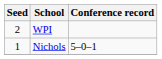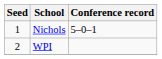rows swapped: (49, 46) <-> (42, 29)
